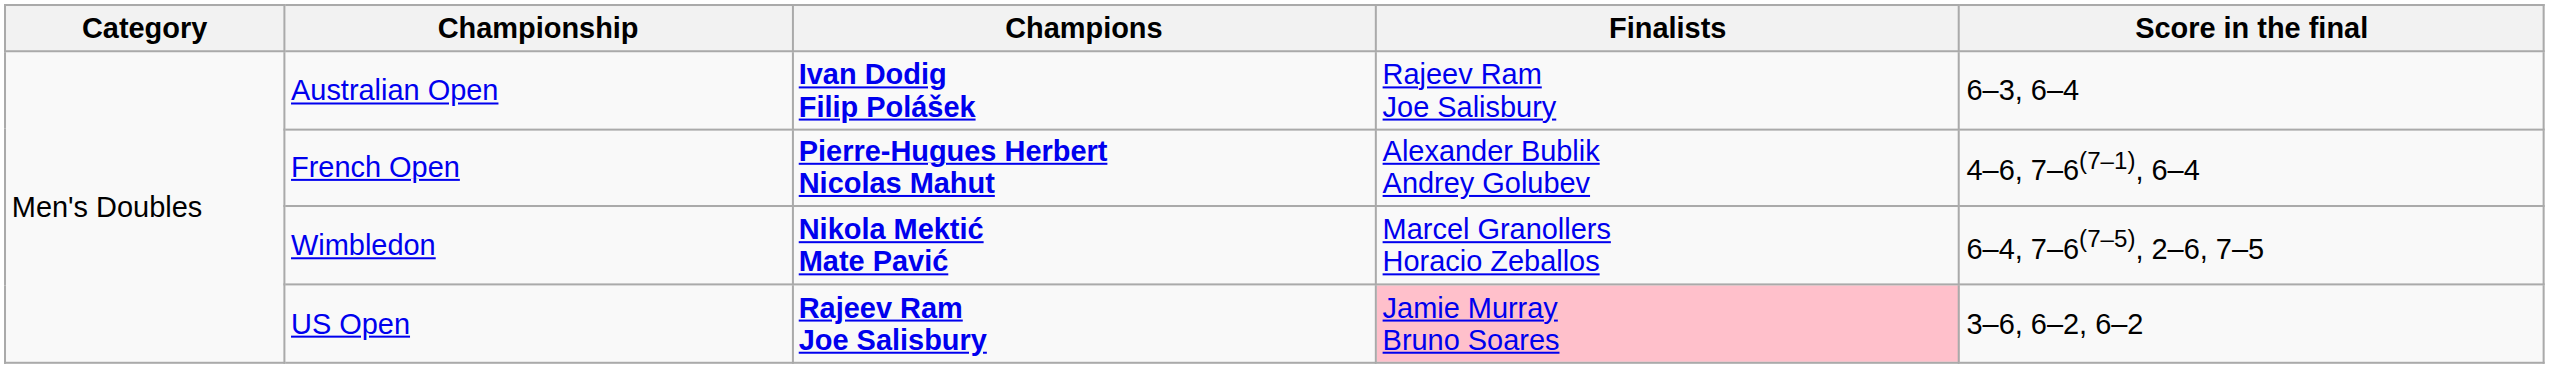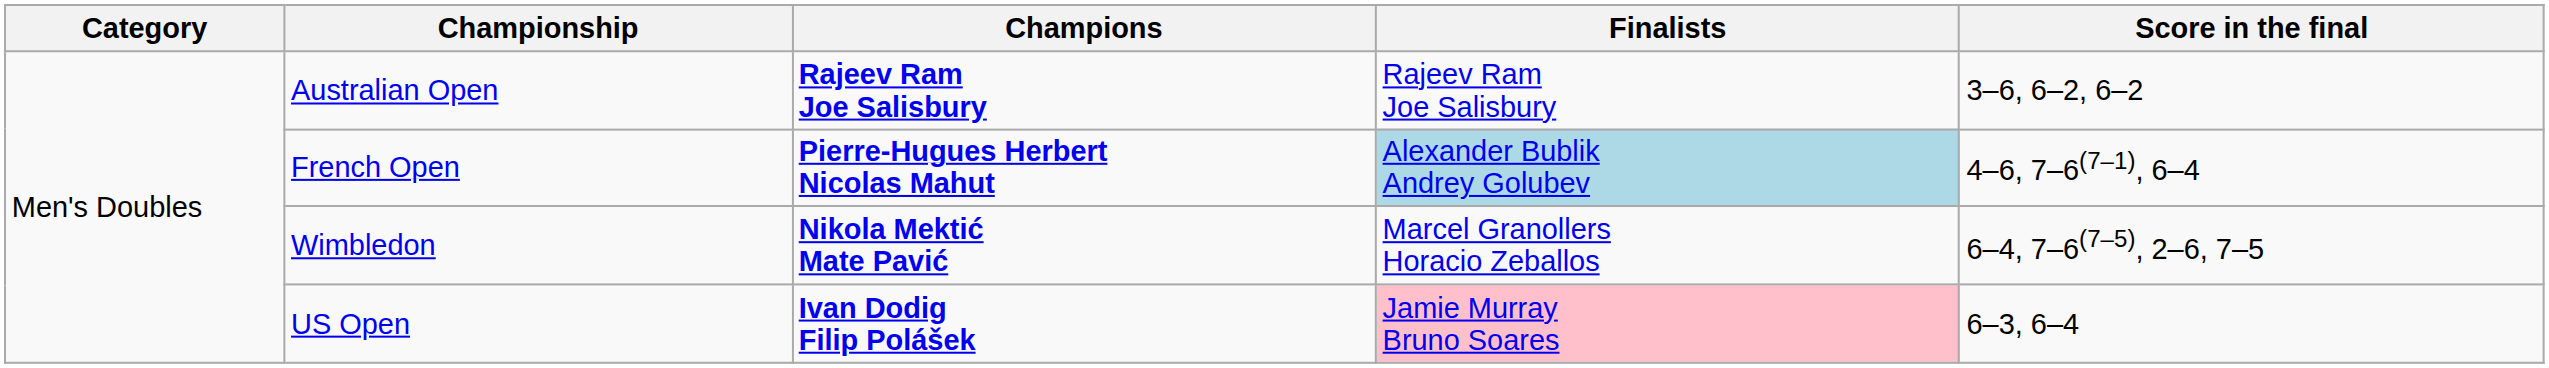(887, 90) Ivan Dodig Filip Polášek -> (893, 90) Rajeev Ram Joe Salisbury
(2023, 90) 6–3, 6–4 -> (2055, 90) 3–6, 6–2, 6–2
(1491, 168) no background -> (1491, 168) lightblue background
(893, 324) Rajeev Ram Joe Salisbury -> (887, 324) Ivan Dodig Filip Polášek
(2055, 324) 3–6, 6–2, 6–2 -> (2023, 324) 6–3, 6–4
